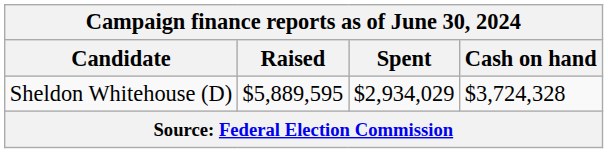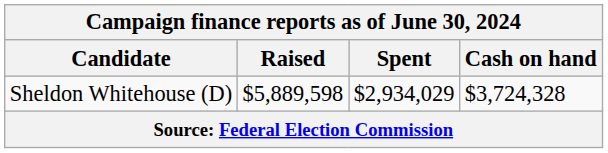(293, 93) $5,889,595 -> (293, 93) $5,889,598
